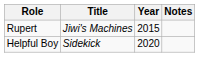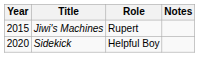columns swapped: (148, 12) <-> (32, 12)
